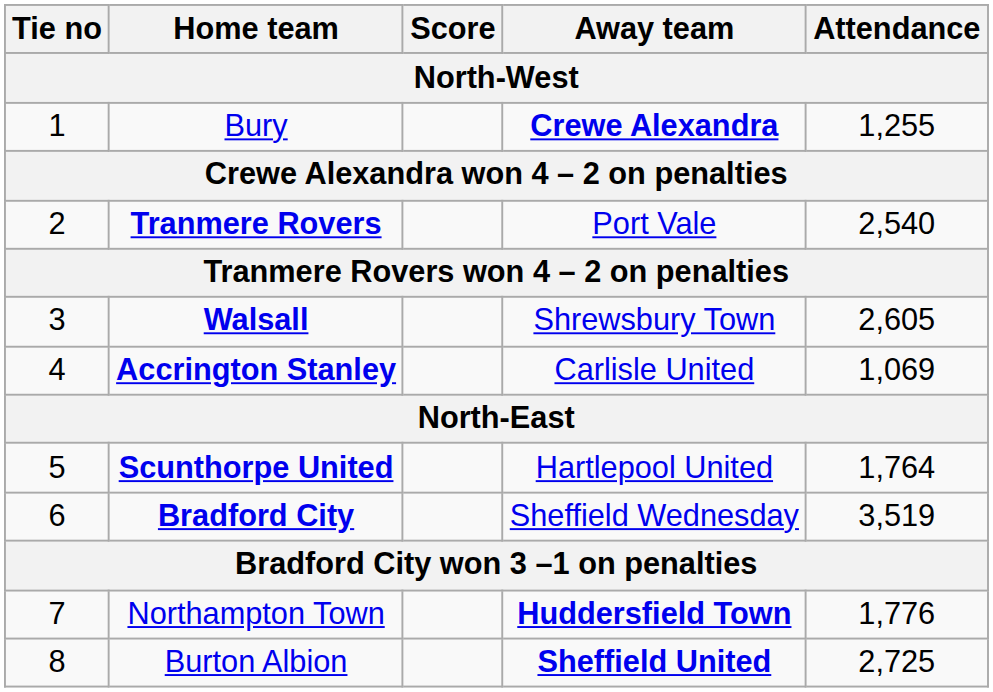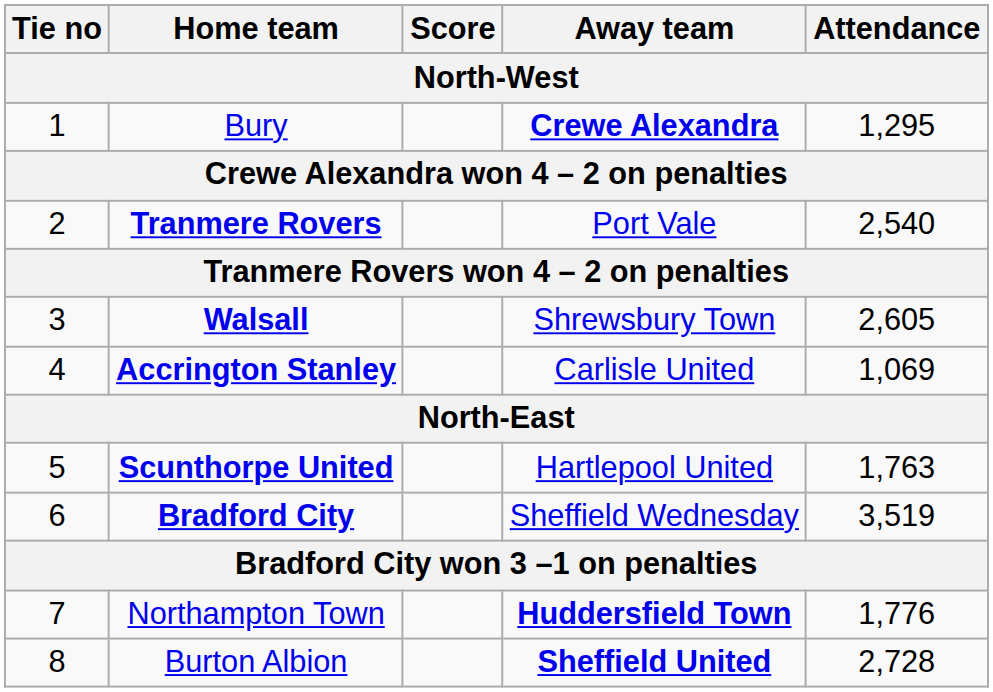(897, 126) 1,255 -> (897, 126) 1,295
(897, 467) 1,764 -> (897, 467) 1,763
(897, 662) 2,725 -> (897, 662) 2,728
